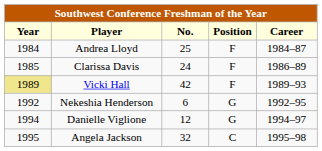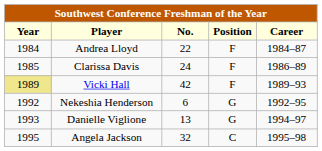(185, 48) 25 -> (185, 48) 22
(28, 119) 1994 -> (28, 119) 1993
(185, 119) 12 -> (185, 119) 13
